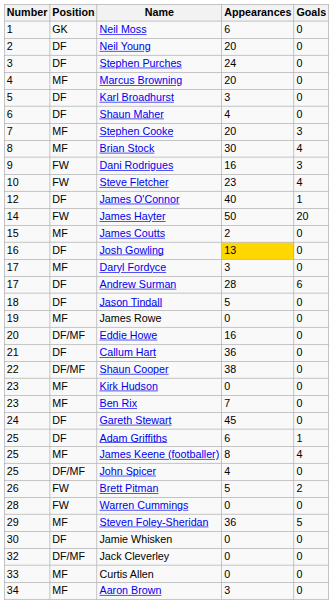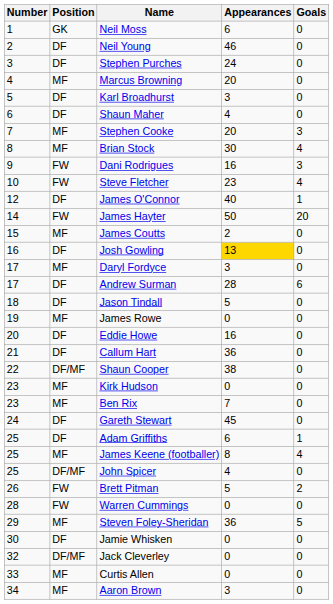(230, 47) 20 -> (230, 47) 46
(69, 336) DF/MF -> (59, 336) DF
